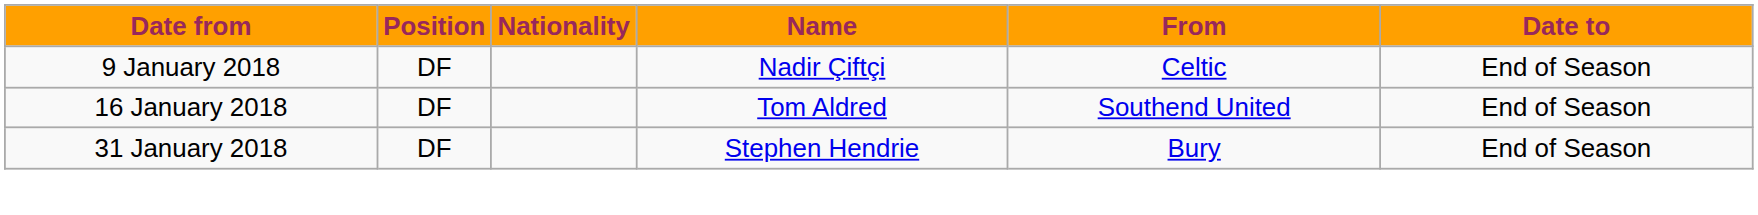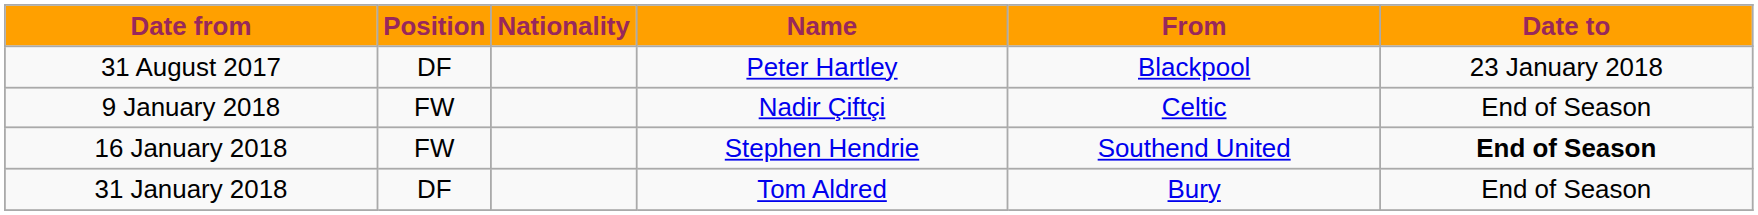+ row: (191, 67)
(434, 67) DF -> (434, 108) FW
(434, 108) DF -> (434, 149) FW
(822, 108) Tom Aldred -> (822, 149) Stephen Hendrie
(1566, 108) normal -> (1566, 149) bold
(822, 149) Stephen Hendrie -> (822, 190) Tom Aldred
